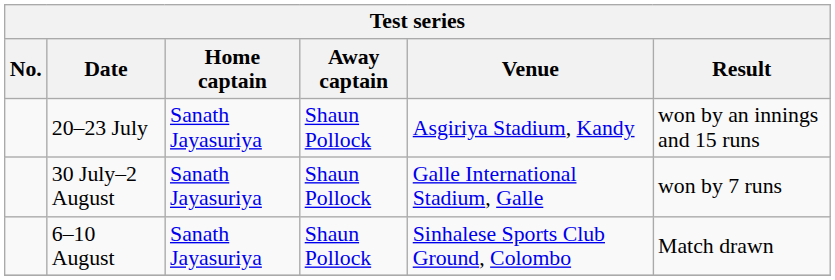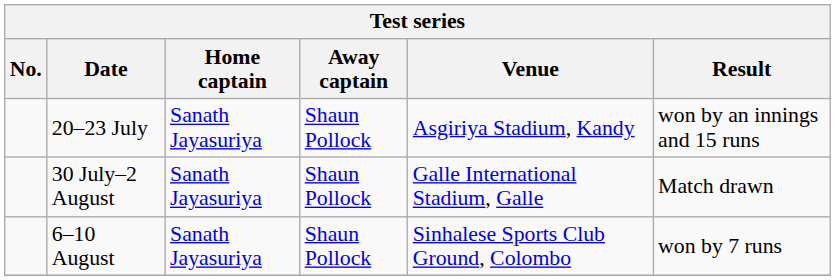(720, 186) won by 7 runs -> (716, 186) Match drawn
(716, 245) Match drawn -> (720, 245) won by 7 runs
